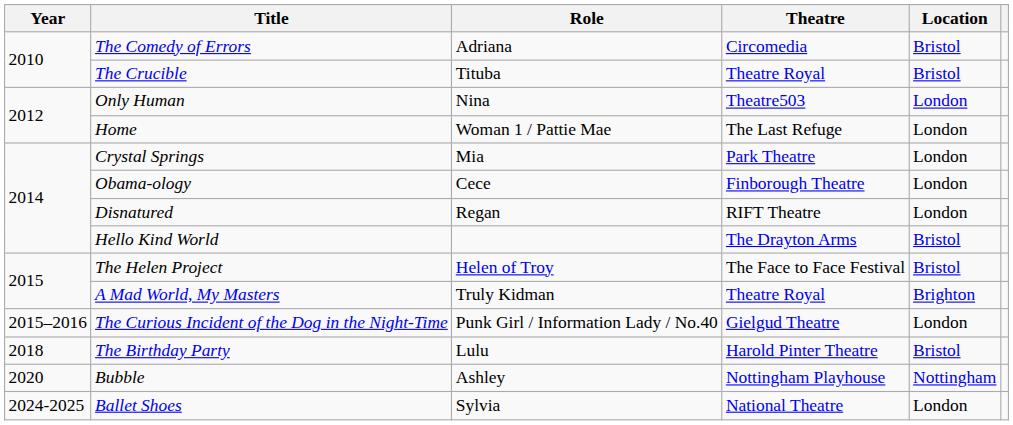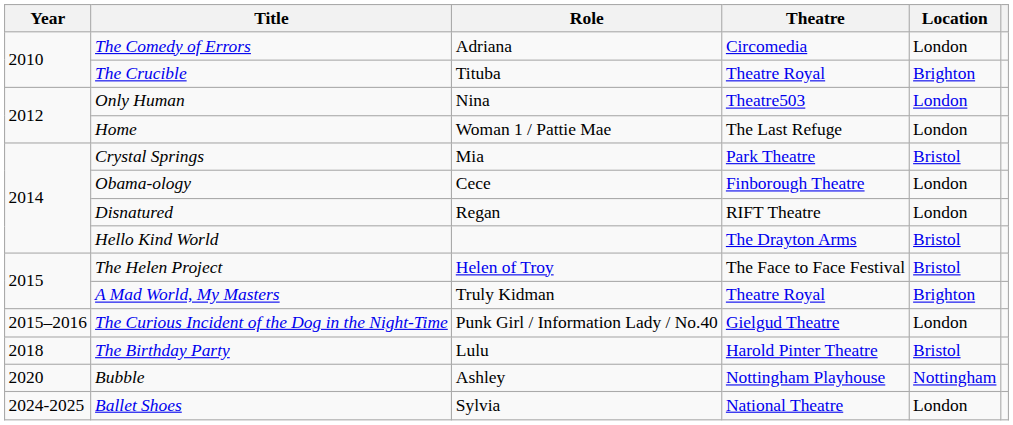(937, 45) Bristol -> (940, 45) London
(937, 73) Bristol -> (944, 73) Brighton
(940, 156) London -> (937, 156) Bristol
